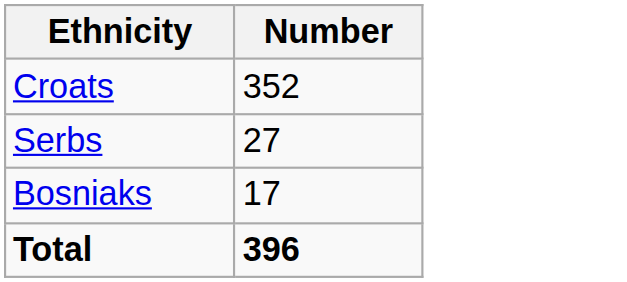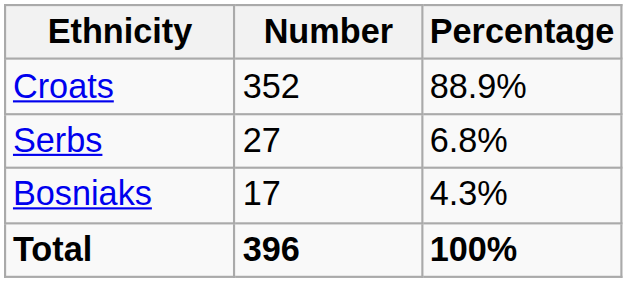+ column: (522, 31)
